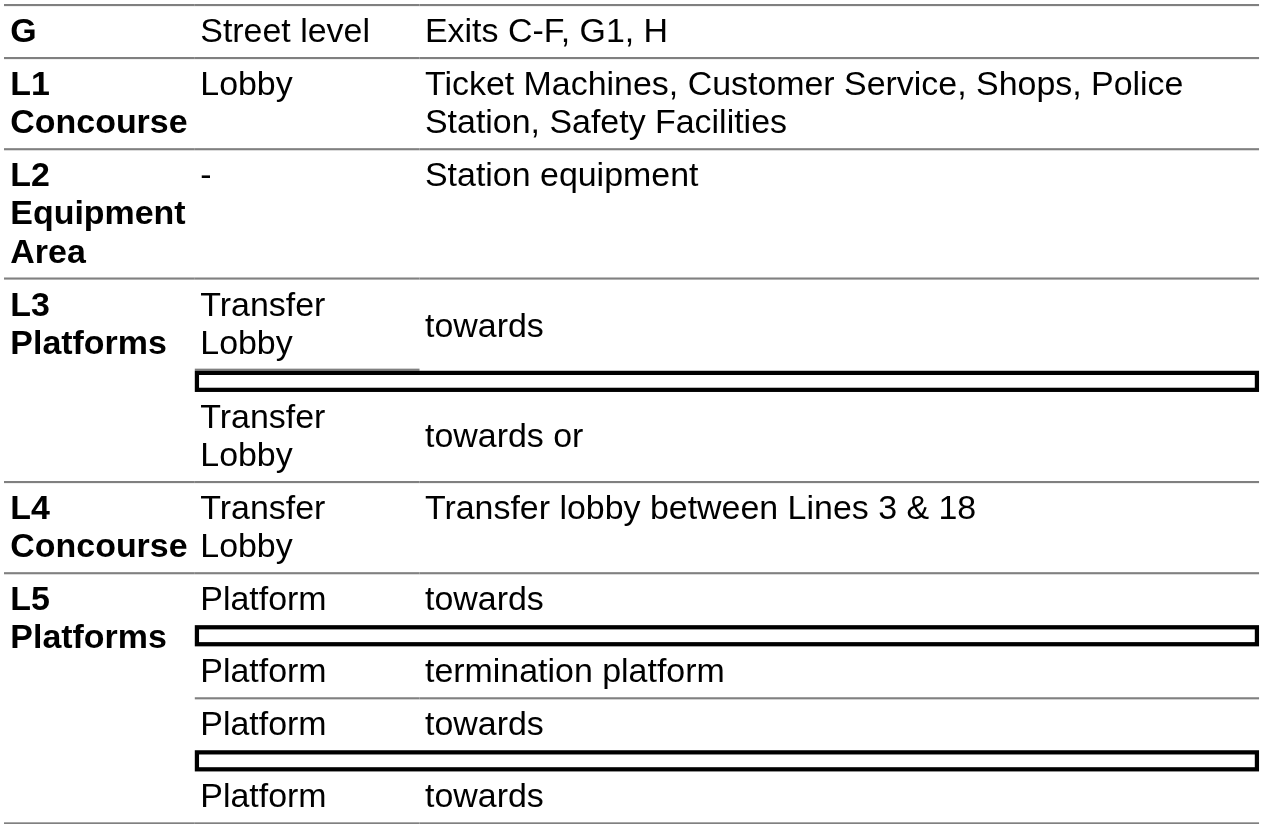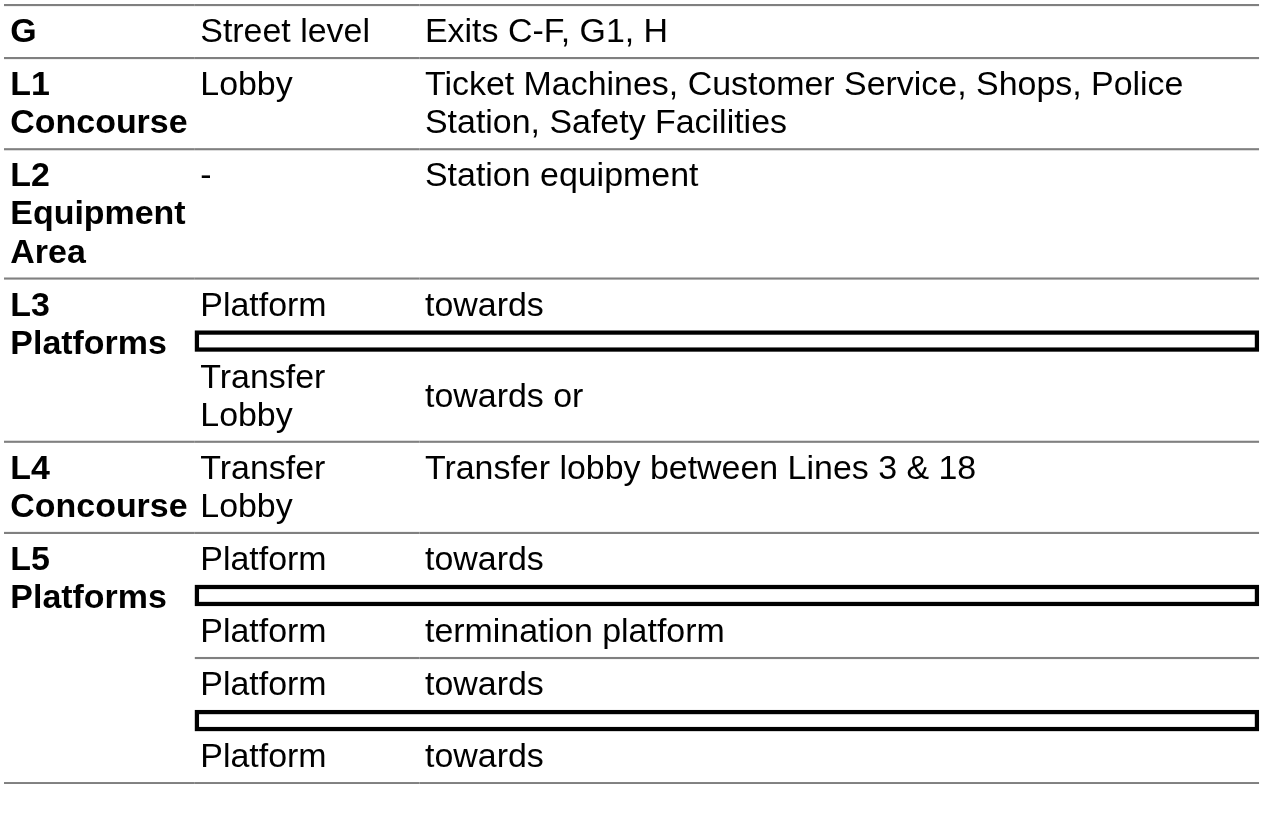(263, 323) Transfer Lobby -> (263, 304) Platform
